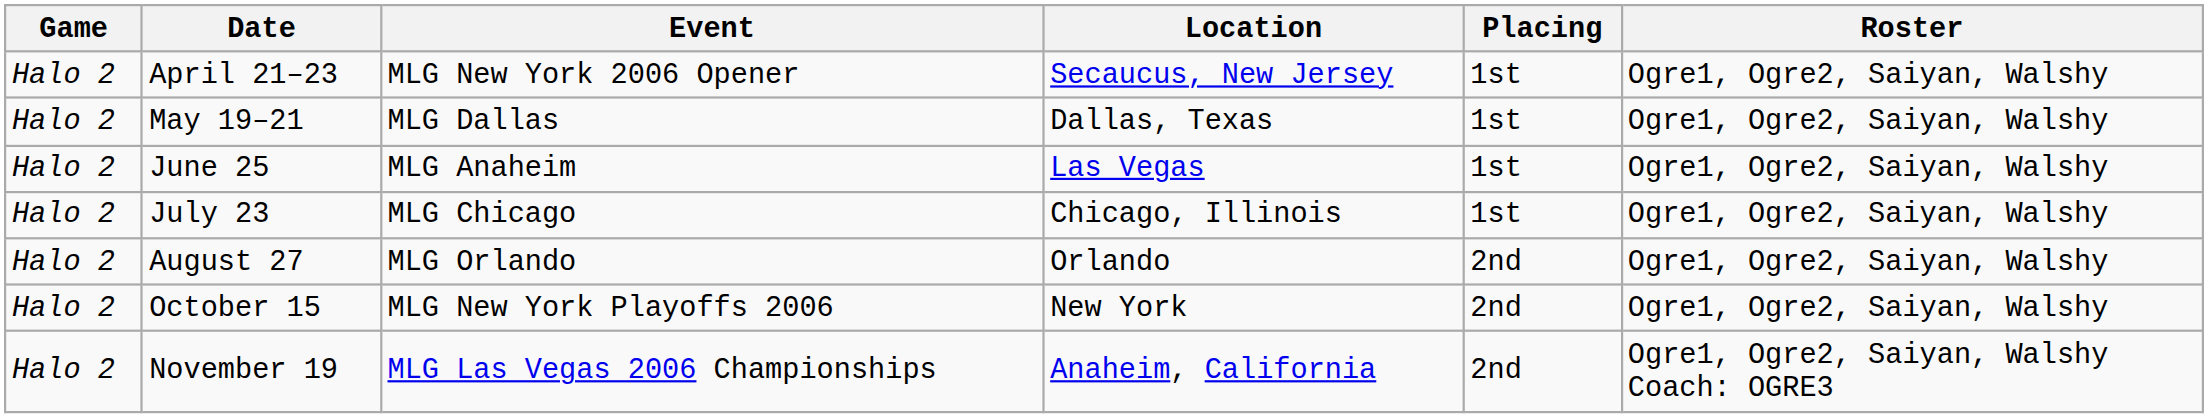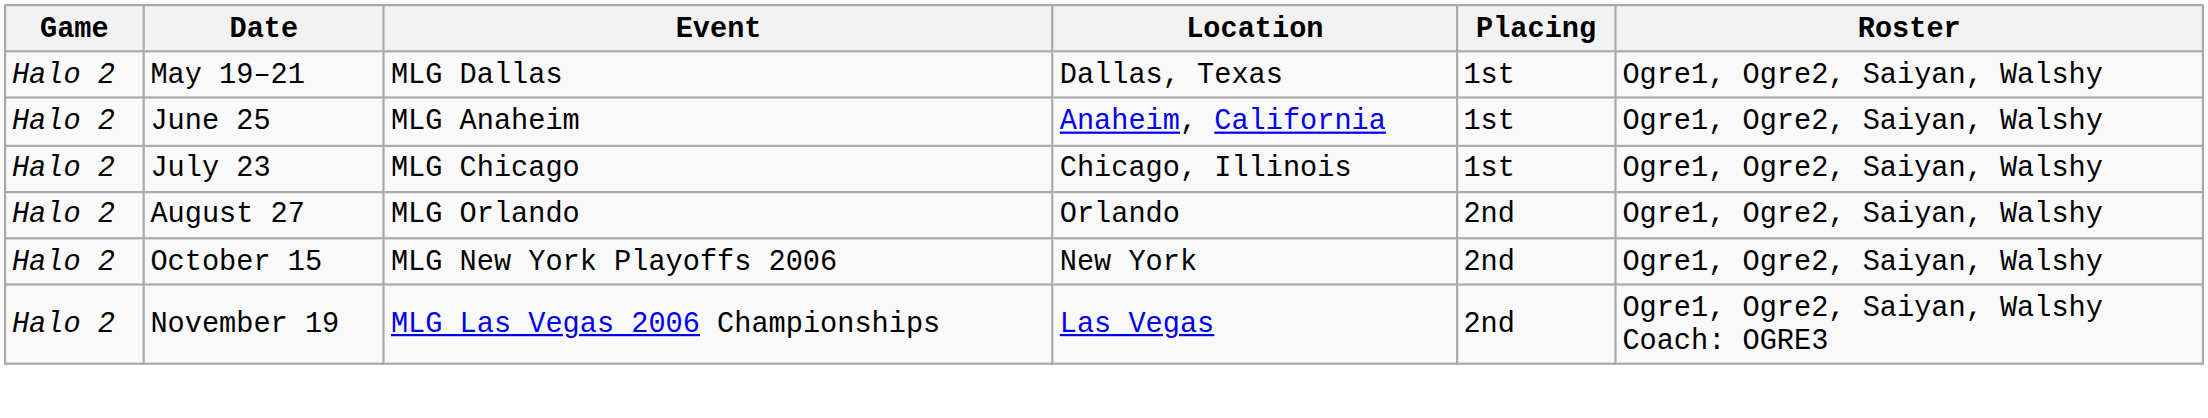- row: (244, 75)
(1127, 168) Las Vegas -> (1223, 122) Anaheim, California
(1213, 371) Anaheim, California -> (1137, 325) Las Vegas
